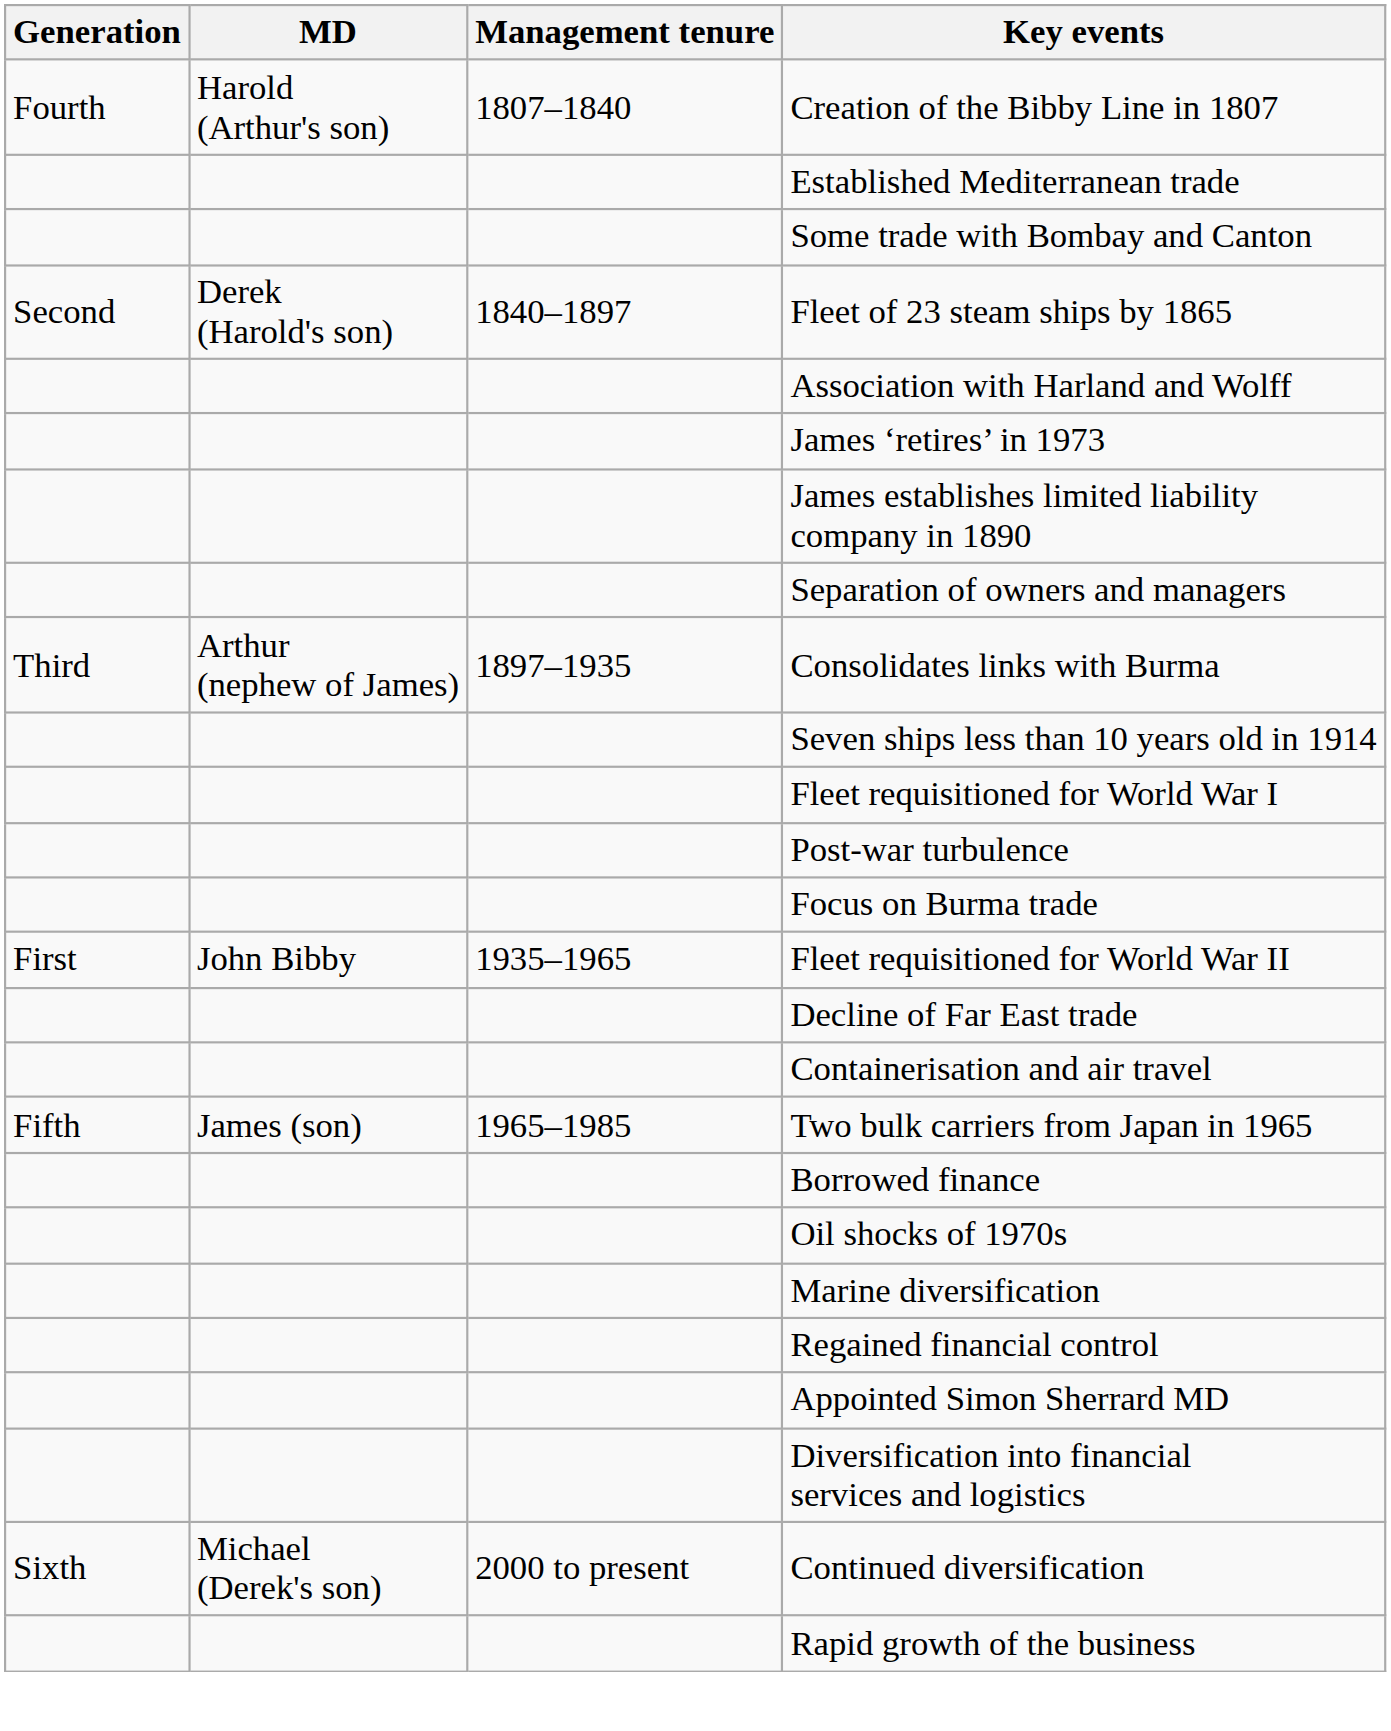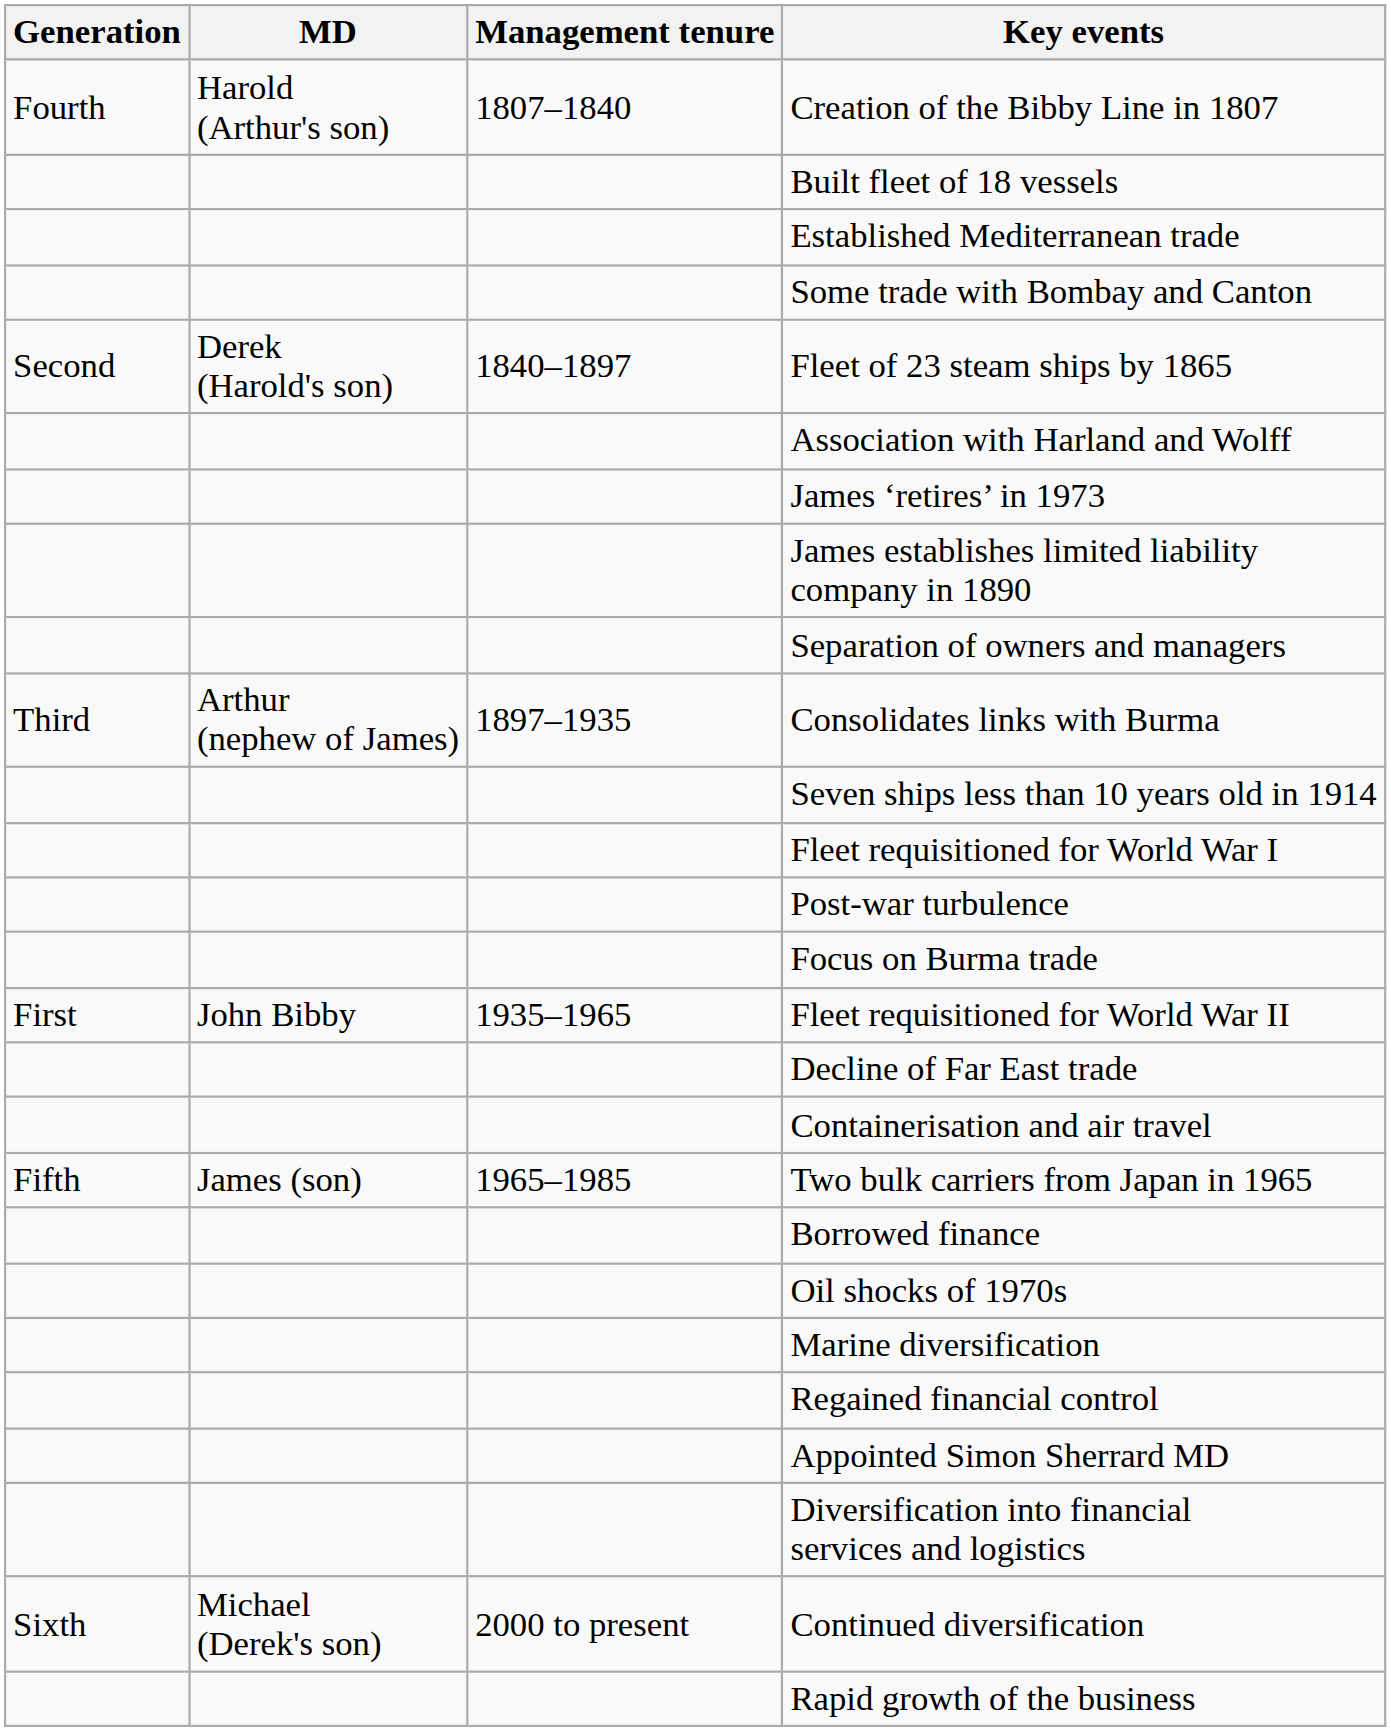+ row: (954, 181)
